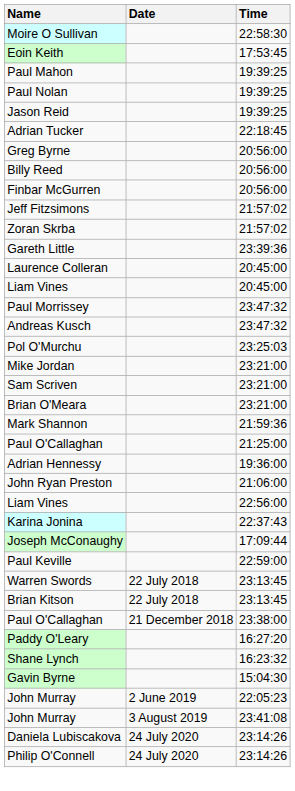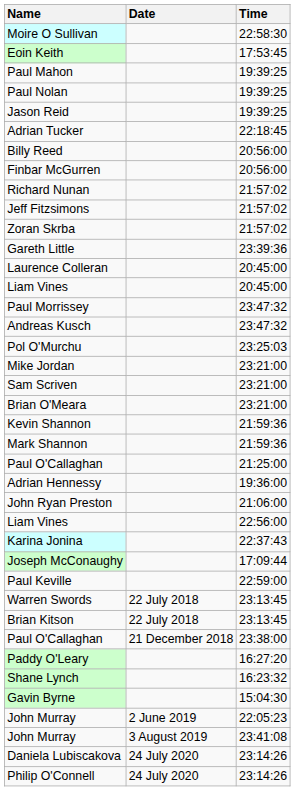- row: (39, 151)
+ row: (48, 190)
+ row: (49, 424)
